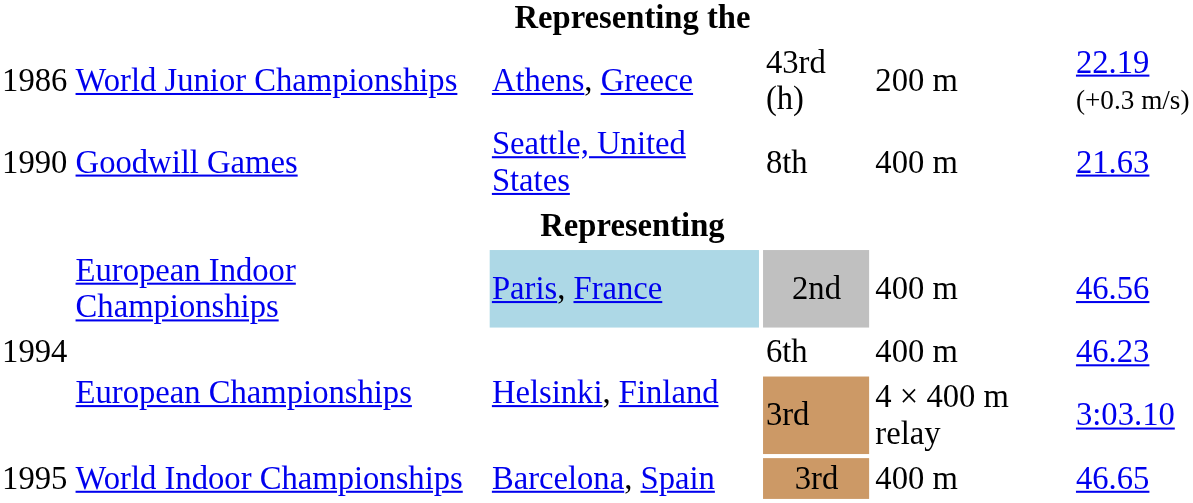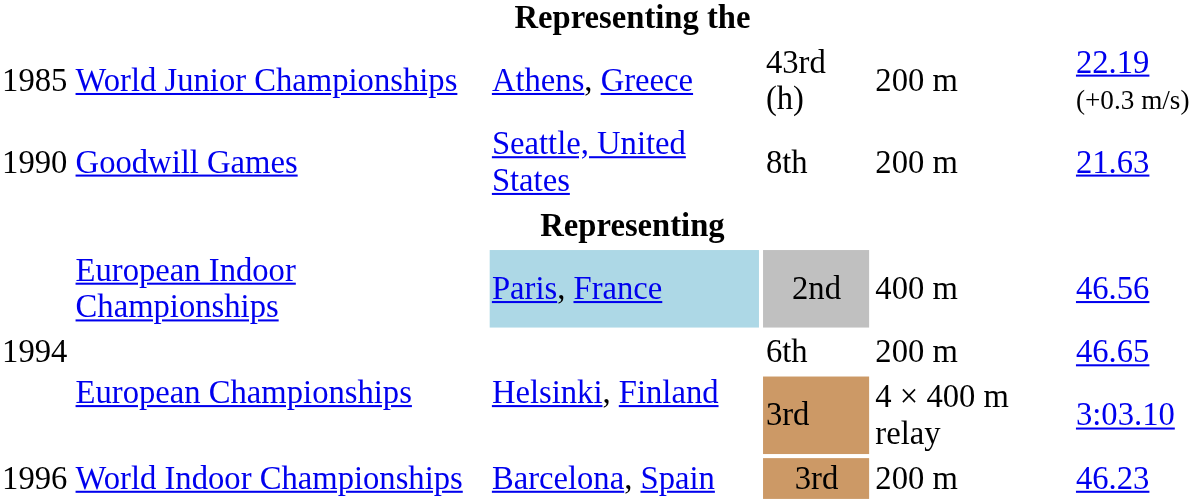(35, 80) 1986 -> (35, 80) 1985
(917, 161) 400 m -> (917, 161) 200 m
(917, 351) 400 m -> (917, 351) 200 m
(1113, 351) 46.23 -> (1113, 351) 46.65
(35, 478) 1995 -> (35, 478) 1996
(917, 478) 400 m -> (917, 478) 200 m
(1113, 478) 46.65 -> (1113, 478) 46.23
